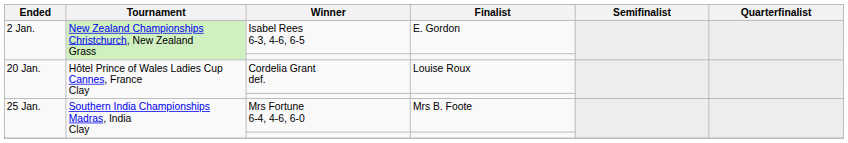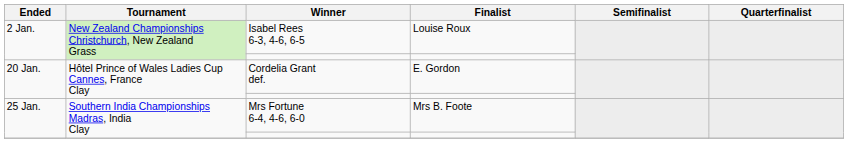(436, 28) E. Gordon -> (442, 28) Louise Roux
(442, 68) Louise Roux -> (436, 68) E. Gordon
